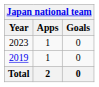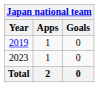rows swapped: (19, 58) <-> (19, 43)
